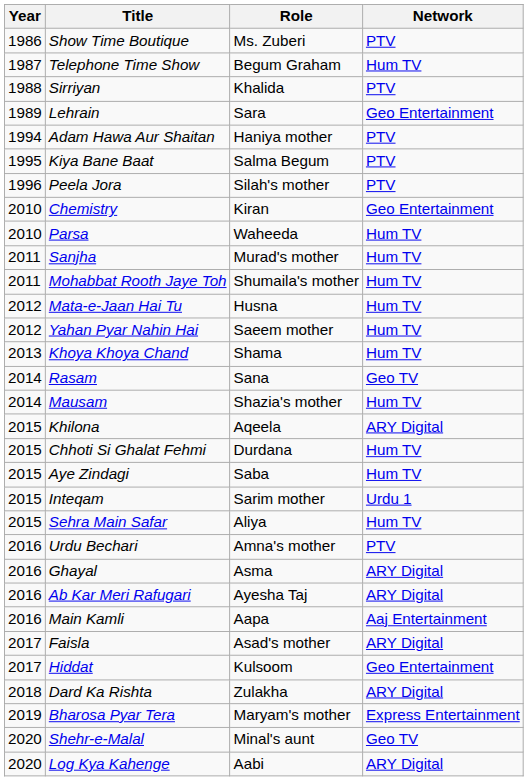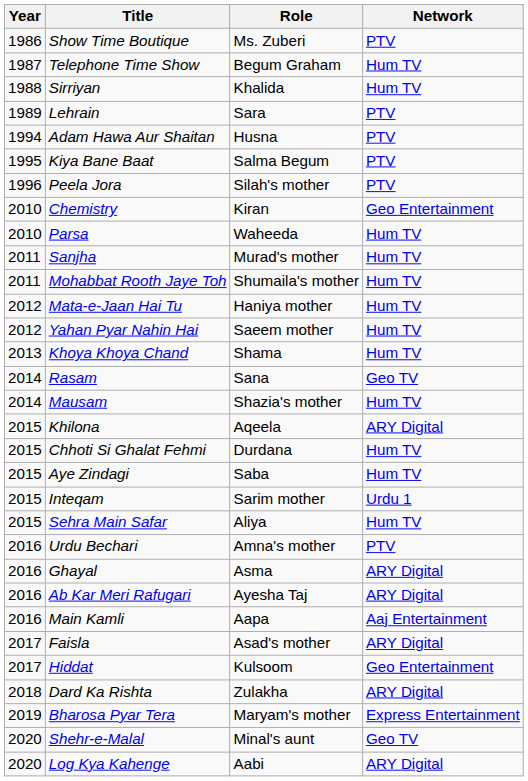(381, 88) PTV -> (394, 88) Hum TV
(430, 112) Geo Entertainment -> (381, 112) PTV
(283, 137) Haniya mother -> (256, 137) Husna
(256, 305) Husna -> (283, 305) Haniya mother
